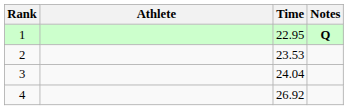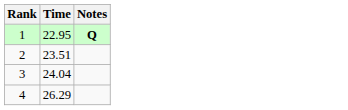- column: (156, 14)
(290, 54) 23.53 -> (57, 54) 23.51
(290, 94) 26.92 -> (57, 94) 26.29
